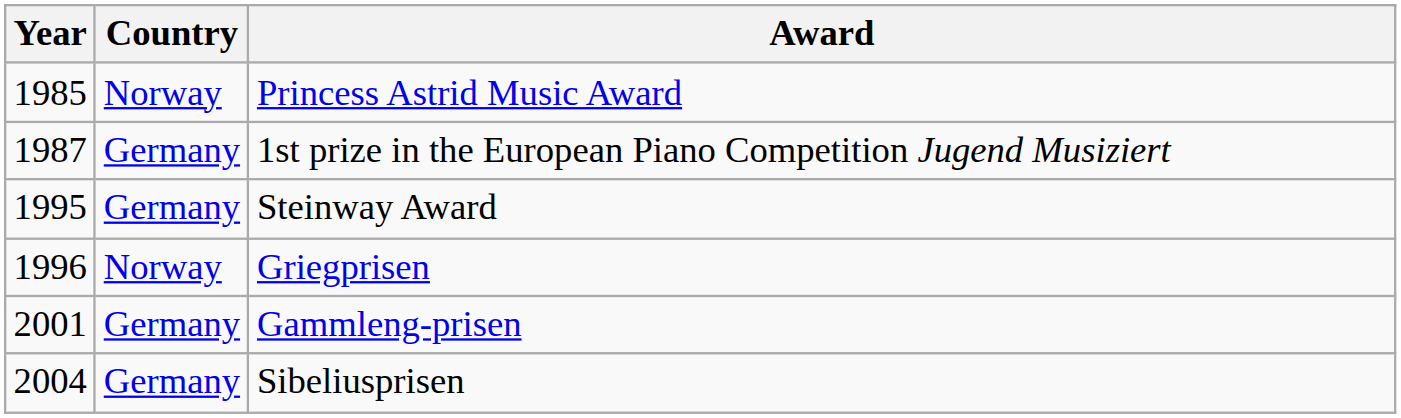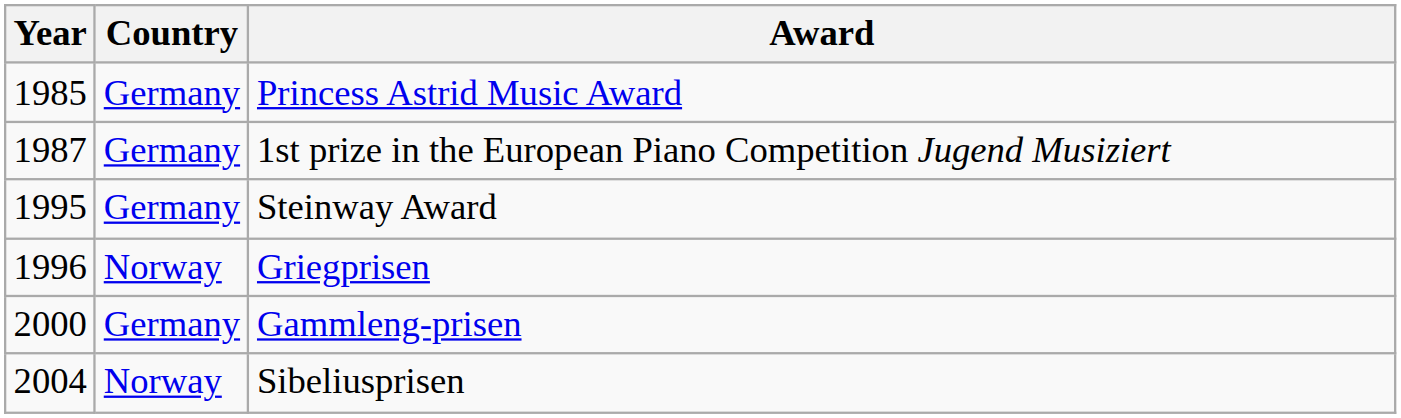(163, 91) Norway -> (172, 91) Germany
(50, 324) 2001 -> (50, 324) 2000
(172, 382) Germany -> (163, 382) Norway
